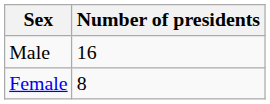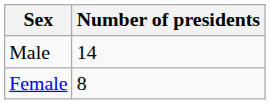(87, 51) 16 -> (87, 51) 14
